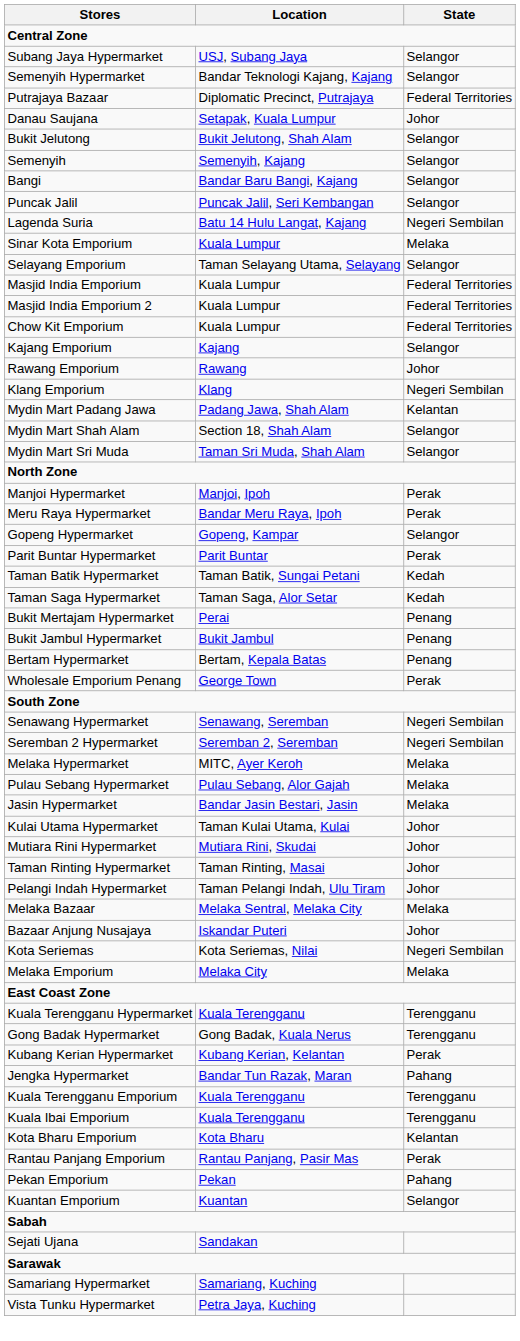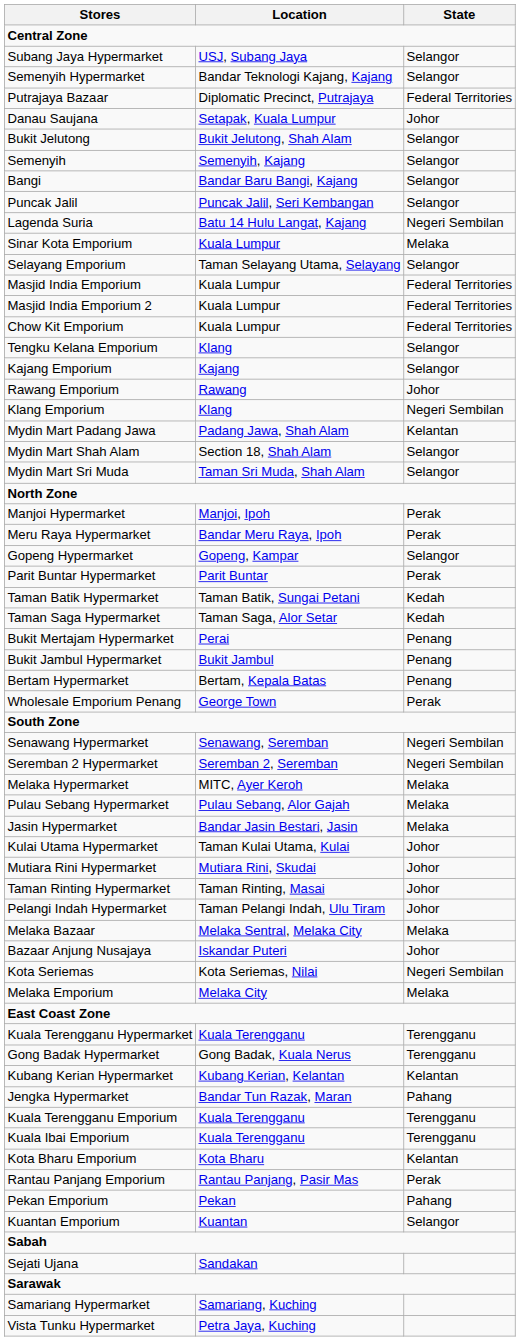+ row: (83, 347)
(424, 1055) Perak -> (432, 1076) Kelantan
